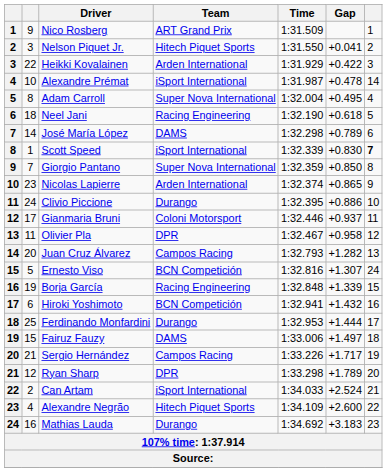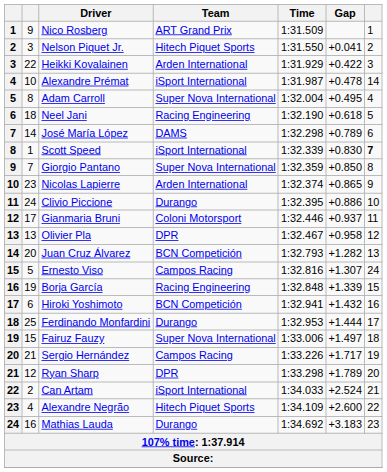(30, 236) 11 -> (30, 236) 13
(194, 253) Campos Racing -> (199, 253) BCN Competición
(199, 270) BCN Competición -> (194, 270) Campos Racing
(171, 338) DAMS -> (216, 338) Super Nova International
